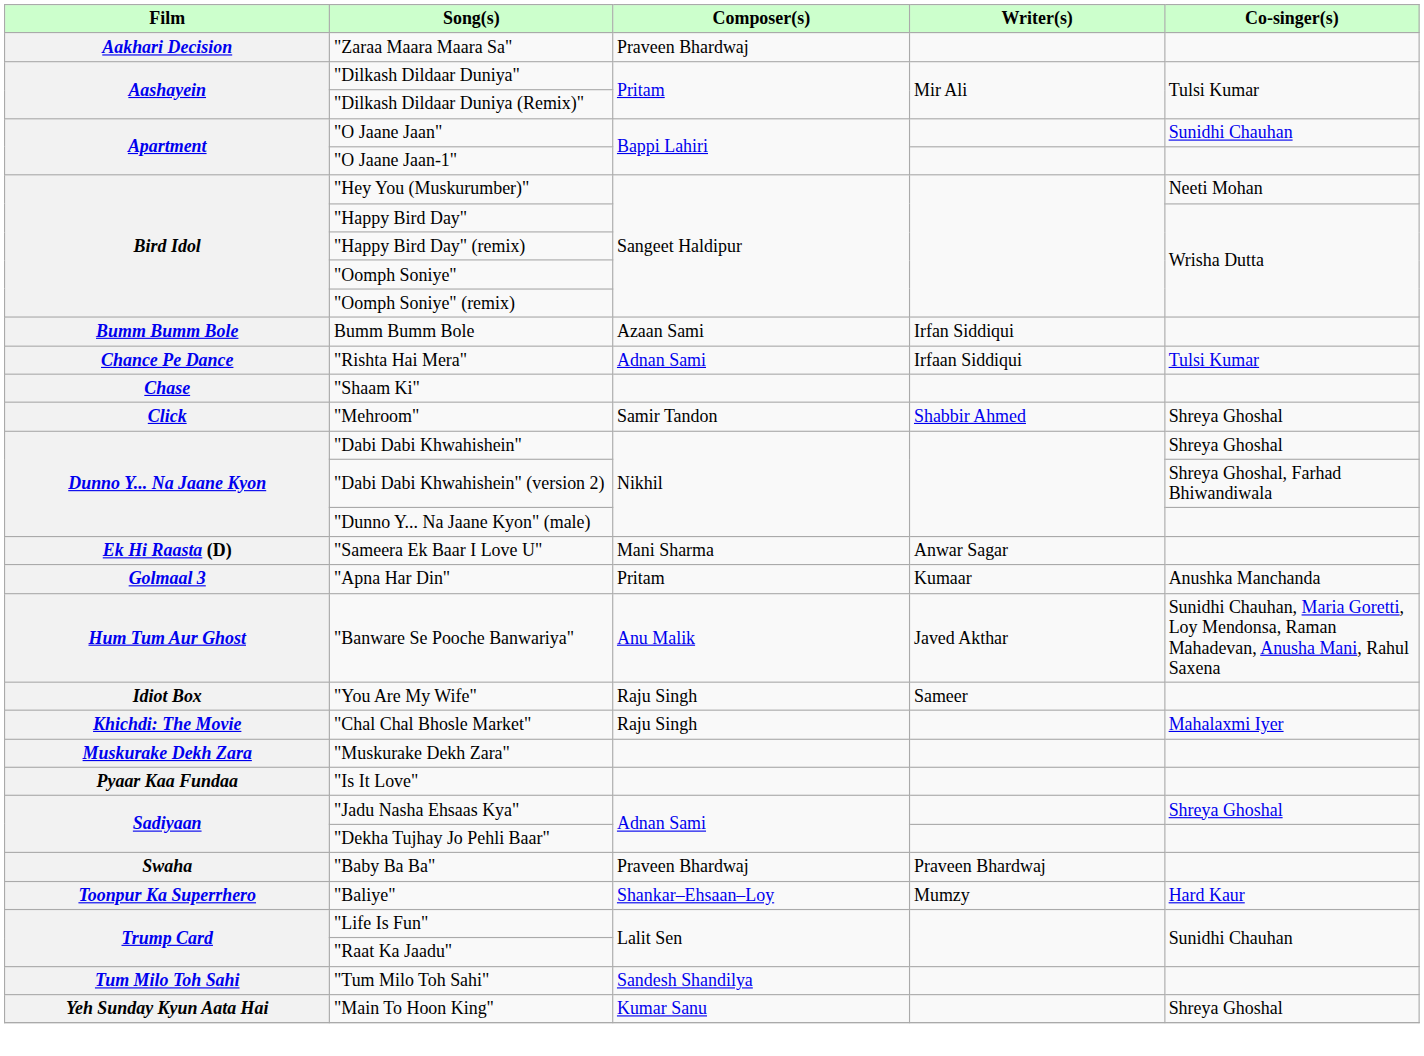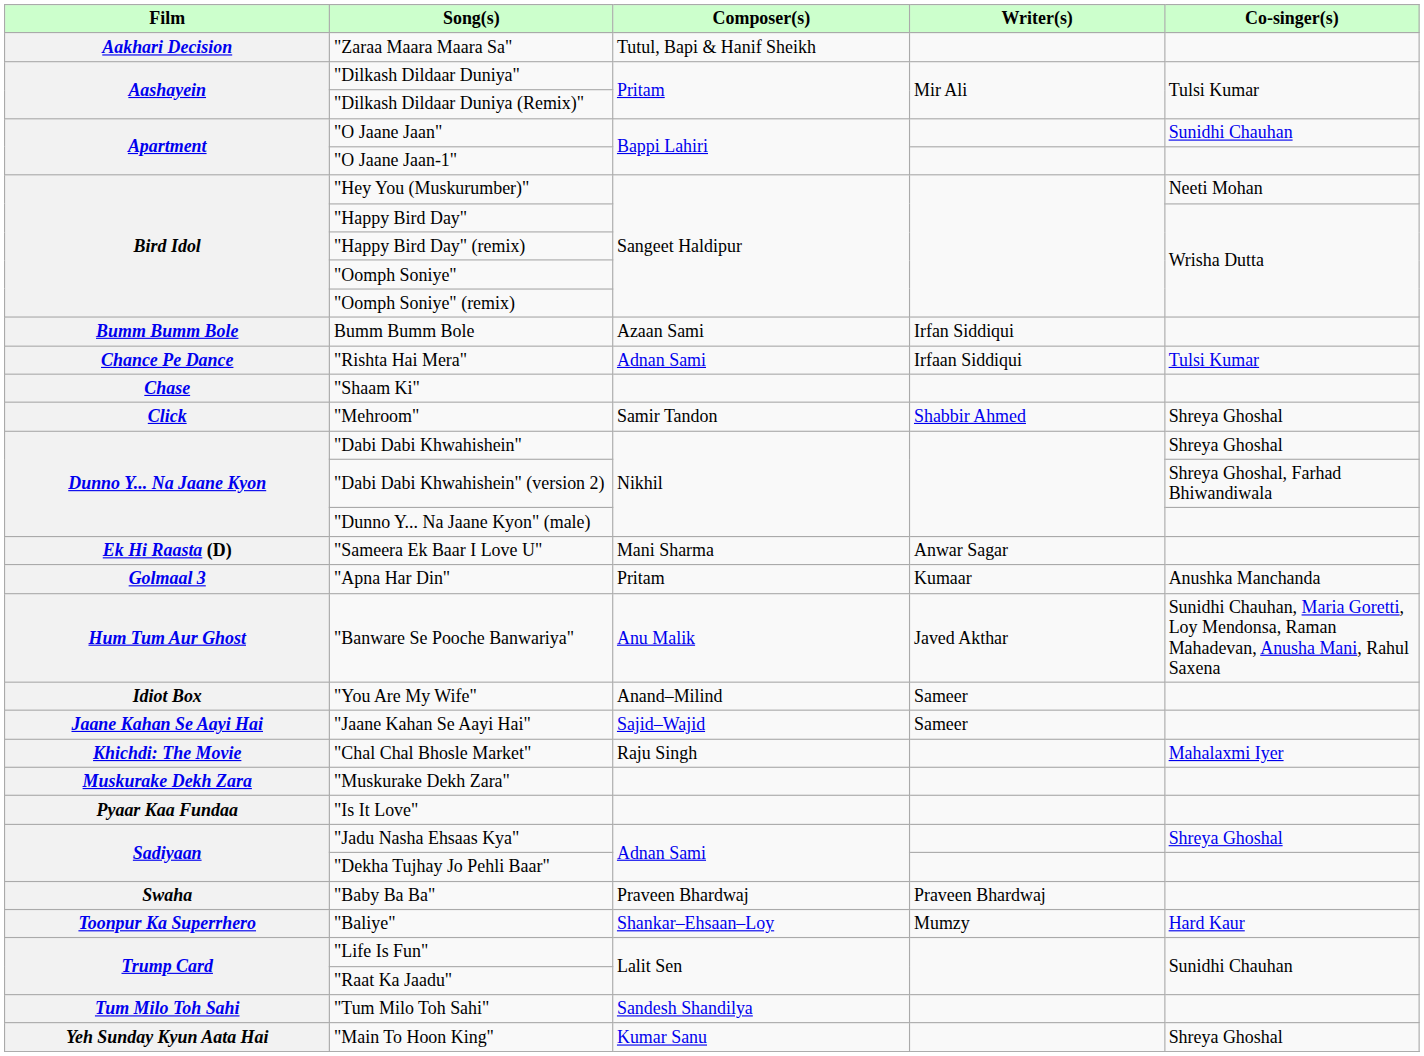(683, 47) Praveen Bhardwaj -> (716, 47) Tutul, Bapi & Hanif Sheikh
(657, 696) Raju Singh -> (670, 696) Anand–Milind
+ row: (432, 724)
